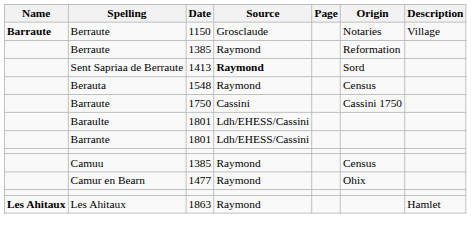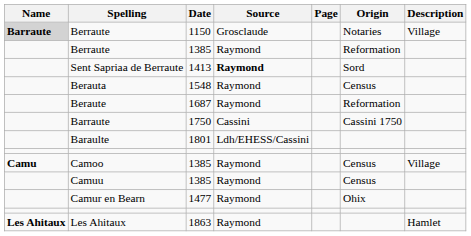(29, 31) no background -> (29, 31) lightgrey background
+ row: (88, 103)
- row: (90, 139)
+ row: (87, 162)
